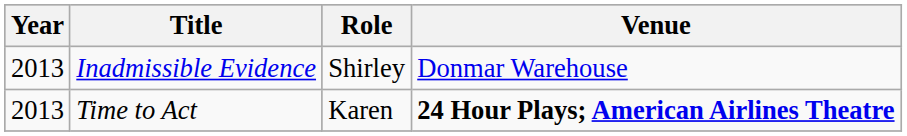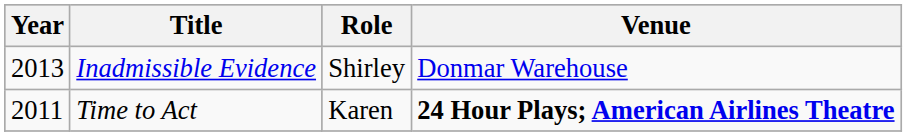(38, 109) 2013 -> (37, 109) 2011
